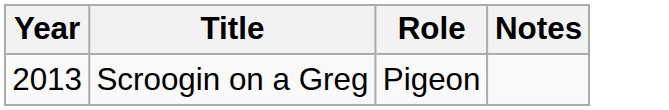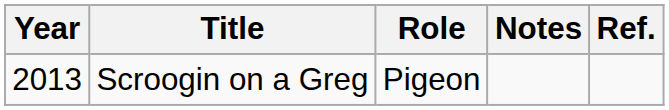+ column: (626, 29)
